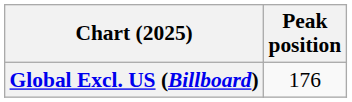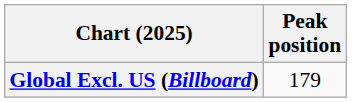(305, 79) 176 -> (305, 79) 179
